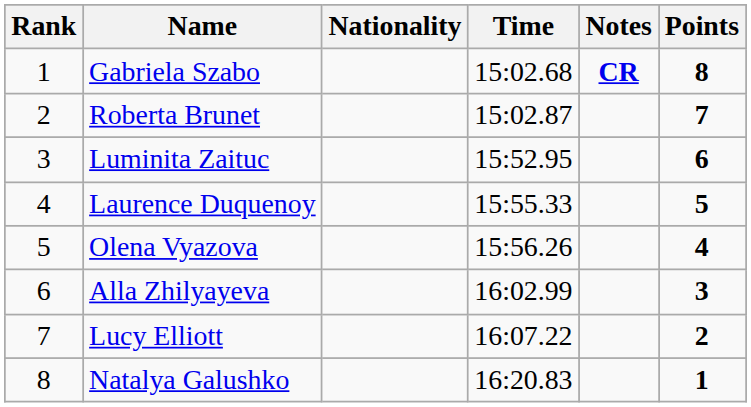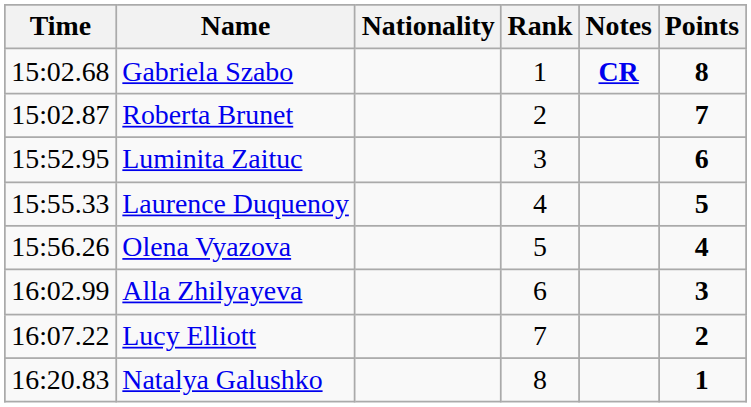columns swapped: (44, 26) <-> (523, 26)
